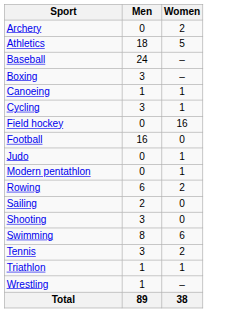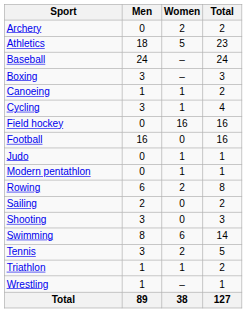+ column: (222, 12)
